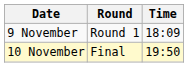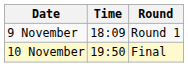columns swapped: (163, 14) <-> (115, 14)
